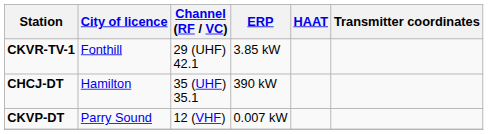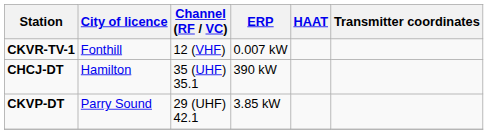(200, 56) 29 (UHF) 42.1 -> (199, 49) 12 (VHF)
(257, 49) 3.85 kW -> (260, 49) 0.007 kW
(199, 118) 12 (VHF) -> (200, 111) 29 (UHF) 42.1
(260, 118) 0.007 kW -> (257, 104) 3.85 kW
